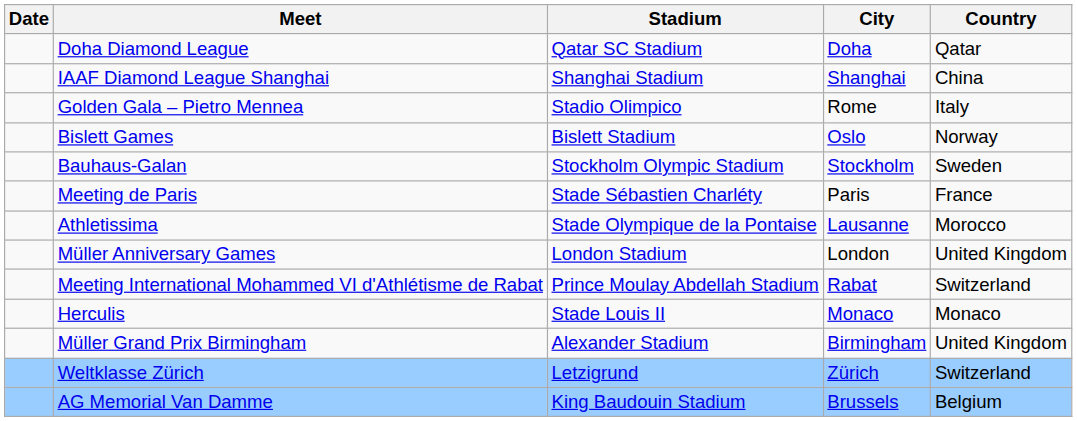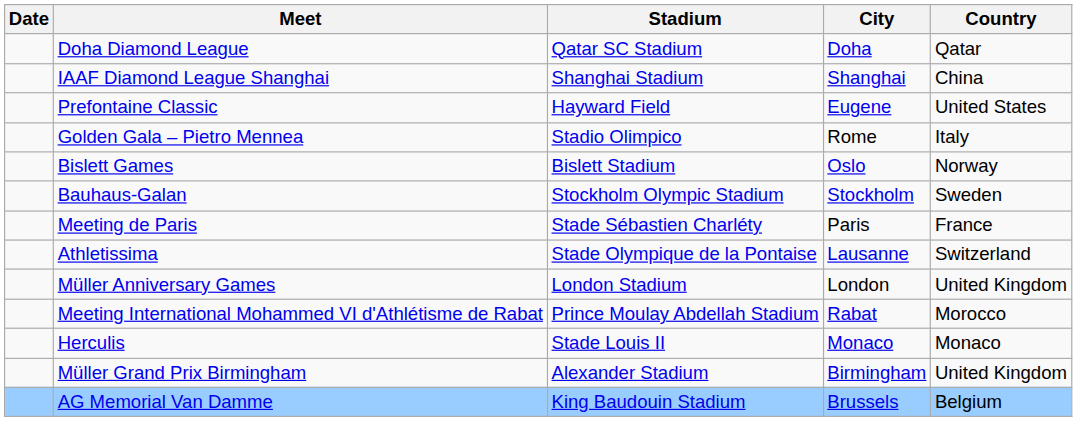+ row: (138, 107)
(970, 225) Morocco -> (983, 254) Switzerland
(983, 284) Switzerland -> (970, 313) Morocco
- row: (131, 372)
